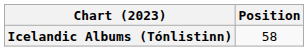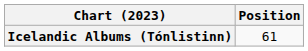(269, 36) 58 -> (269, 36) 61
